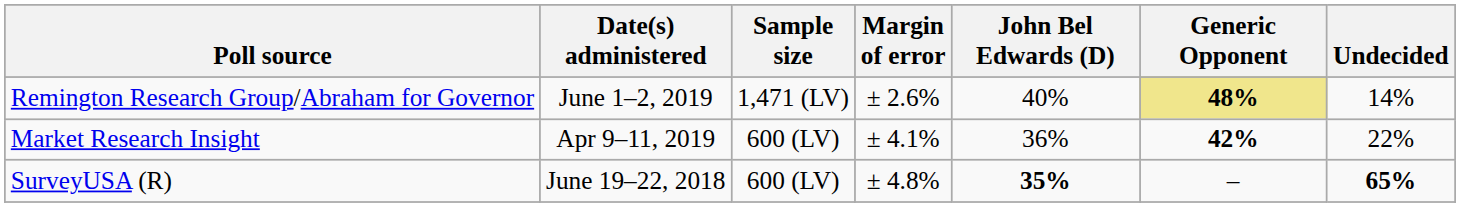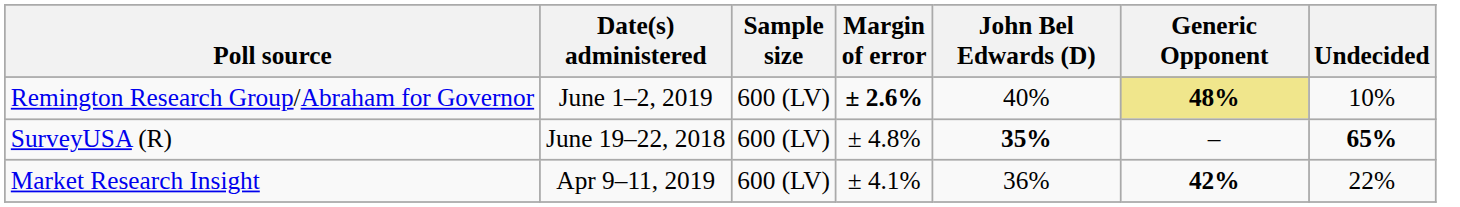(793, 97) 1,471 (LV) -> (784, 97) 600 (LV)
(903, 97) normal -> (884, 97) bold
(1391, 97) 14% -> (1372, 97) 10%
rows swapped: (135, 139) <-> (91, 181)
